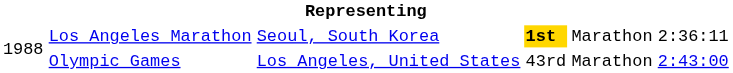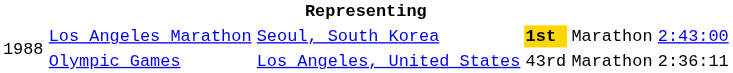(693, 36) 2:36:11 -> (693, 36) 2:43:00
(693, 61) 2:43:00 -> (693, 61) 2:36:11
